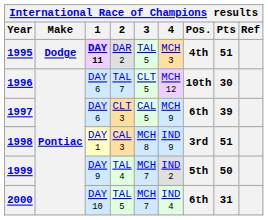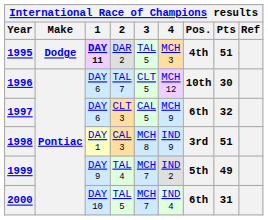(226, 112) 39 -> (226, 112) 32
(226, 171) 50 -> (226, 171) 49
